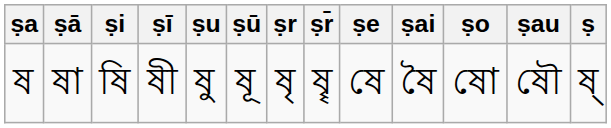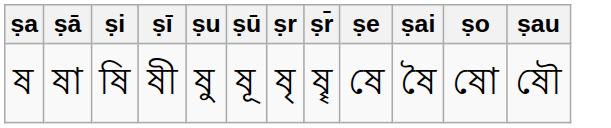- column: (588, 24)
